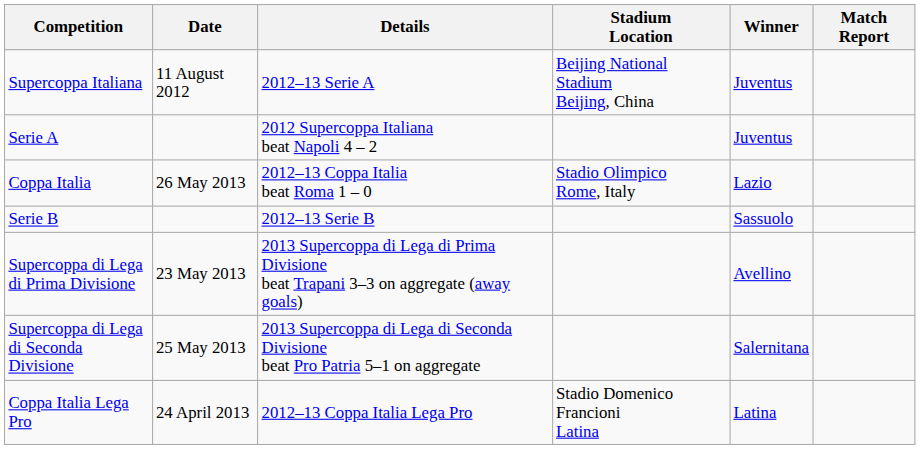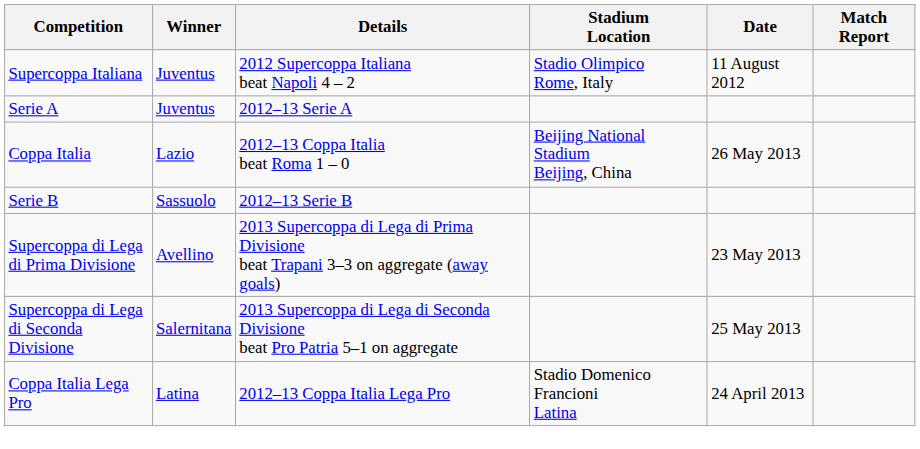columns swapped: (771, 27) <-> (205, 27)
(318, 82) 2012–13 Serie A -> (325, 72) 2012 Supercoppa Italiana beat Napoli 4 – 2
(612, 82) Beijing National Stadium Beijing, China -> (589, 72) Stadio Olimpico Rome, Italy
(347, 137) 2012 Supercoppa Italiana beat Napoli 4 – 2 -> (296, 108) 2012–13 Serie A
(611, 182) Stadio Olimpico Rome, Italy -> (589, 154) Beijing National Stadium Beijing, China
